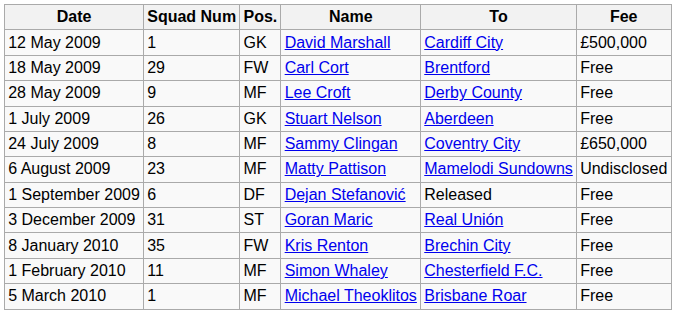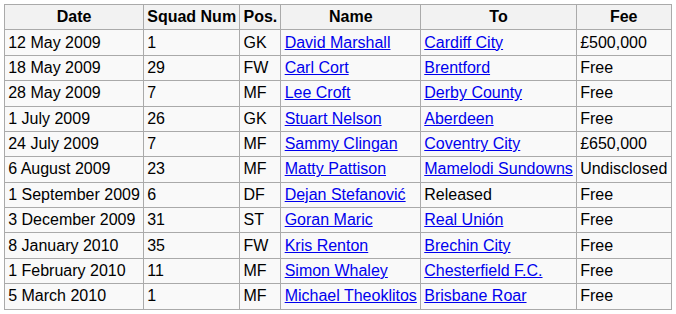(152, 93) 9 -> (152, 93) 7
(152, 144) 8 -> (152, 144) 7
